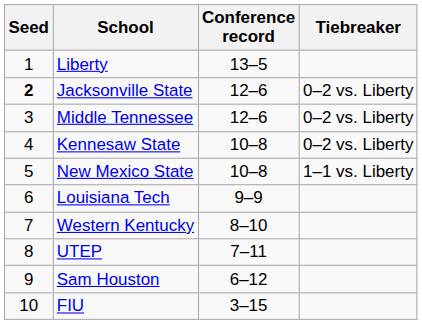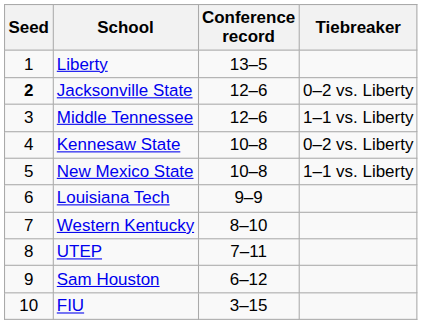(358, 117) 0–2 vs. Liberty -> (358, 117) 1–1 vs. Liberty
